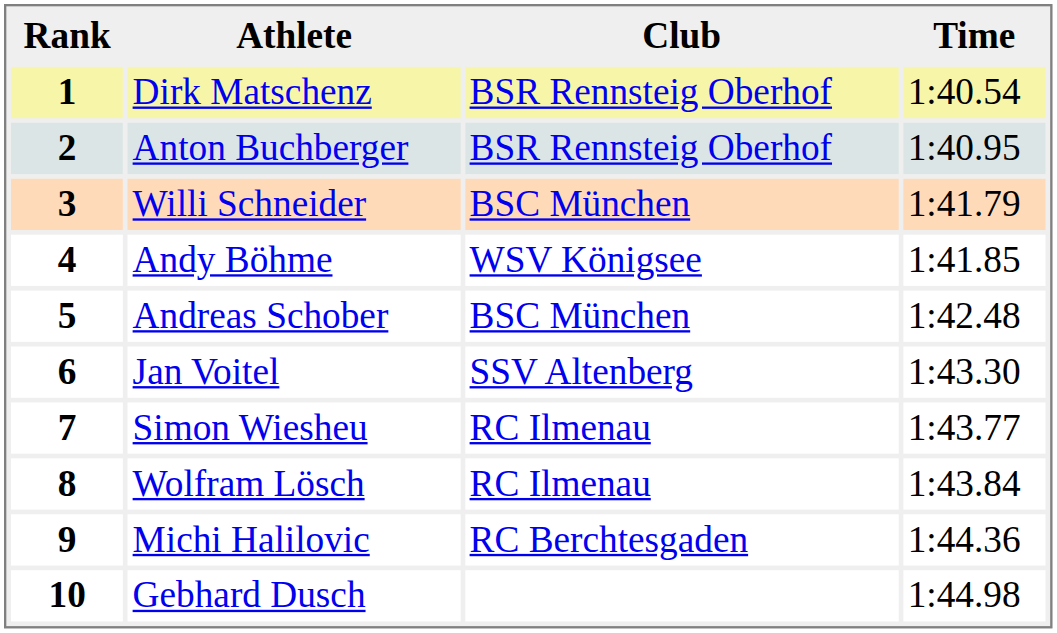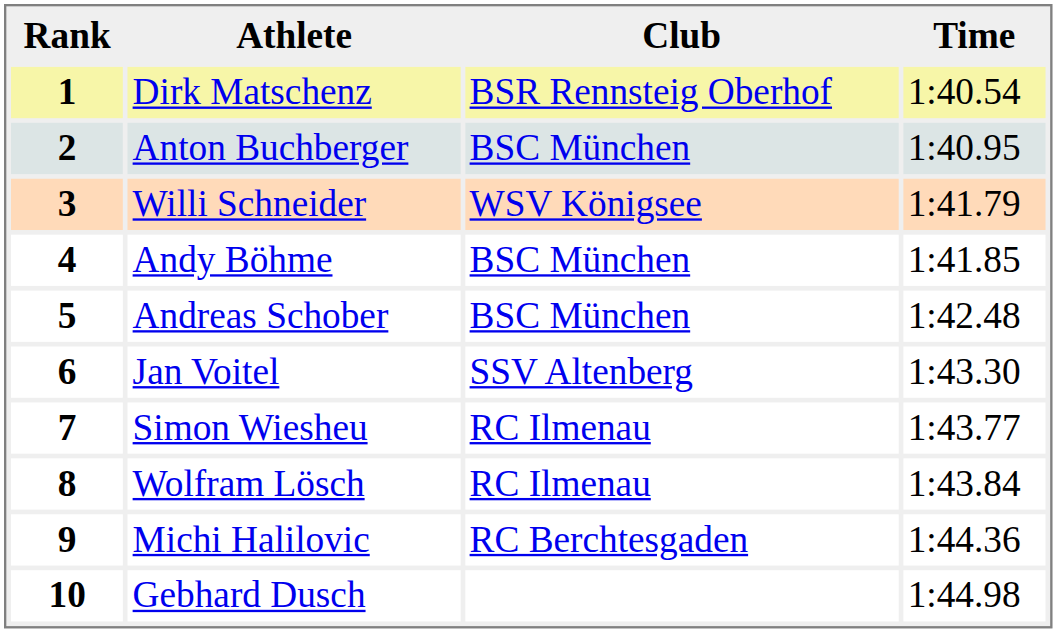(651, 147) BSR Rennsteig Oberhof -> (580, 147) BSC München
(580, 203) BSC München -> (586, 203) WSV Königsee
(586, 259) WSV Königsee -> (580, 259) BSC München
